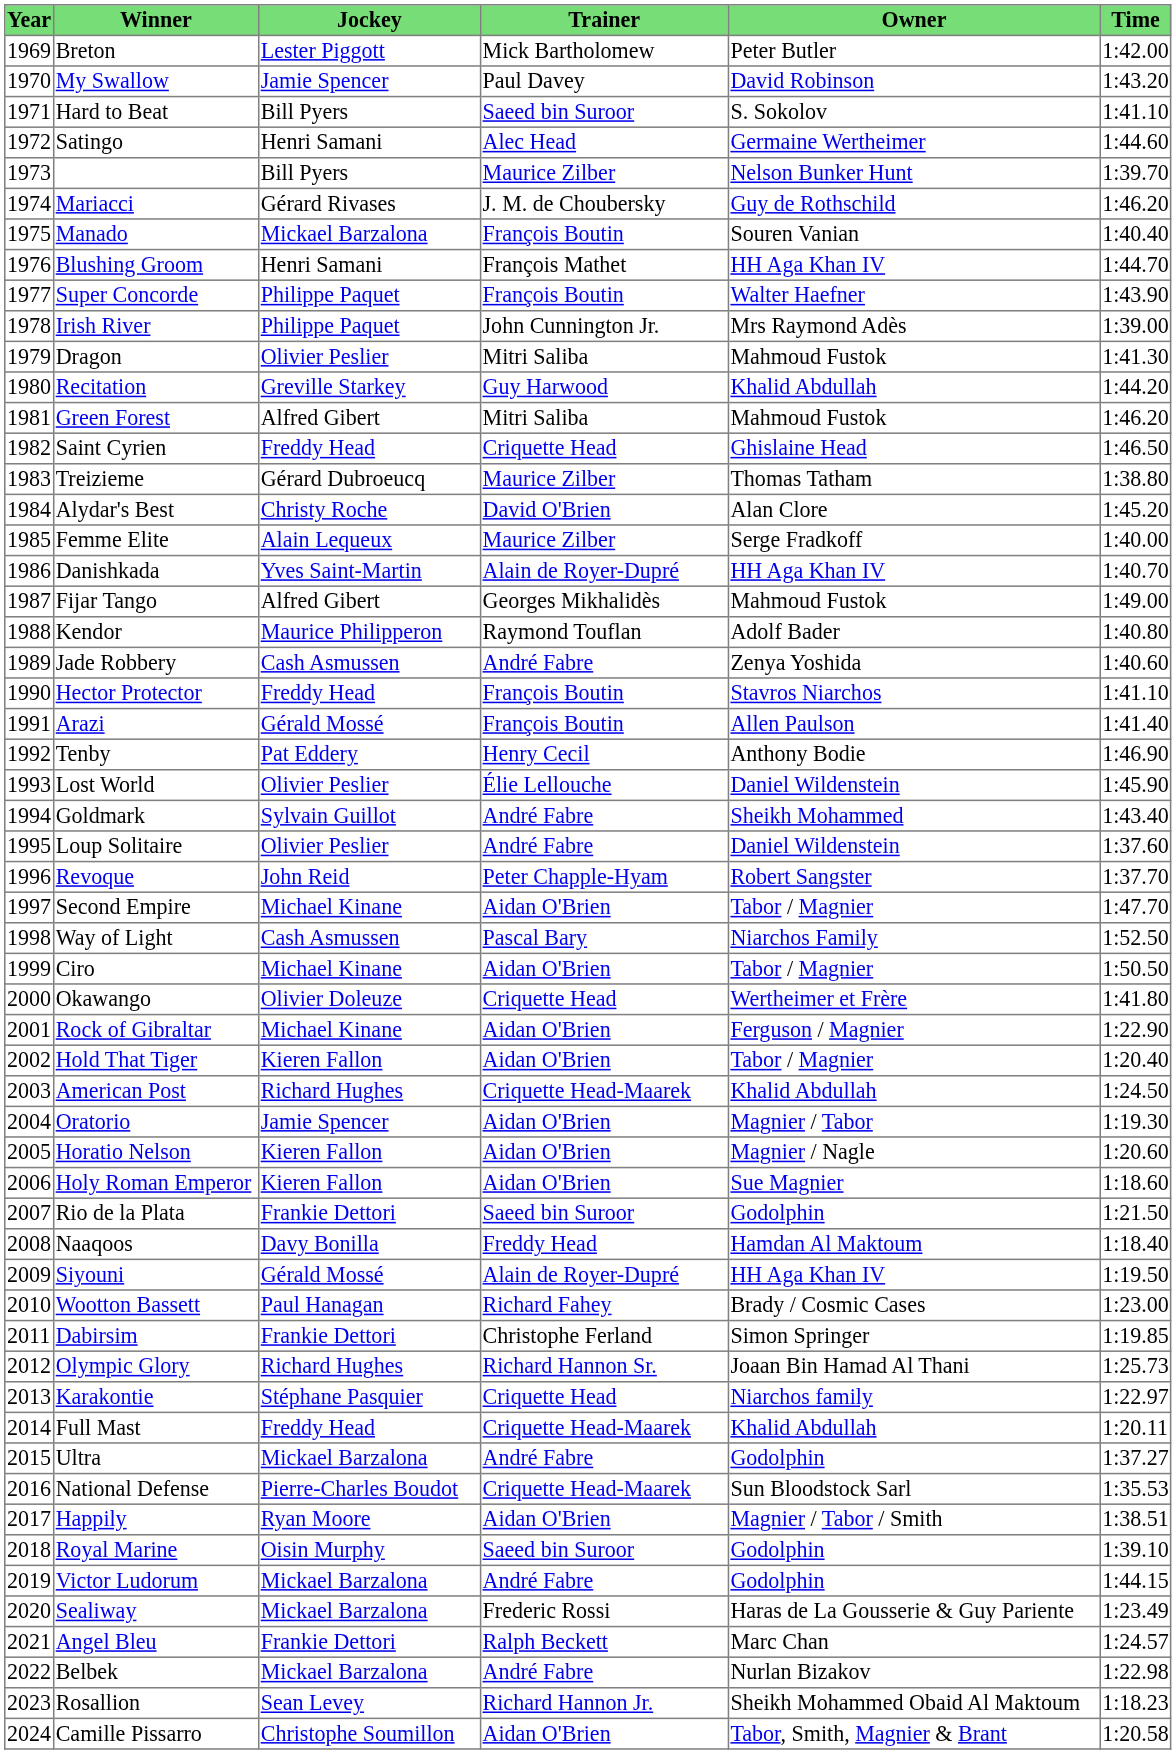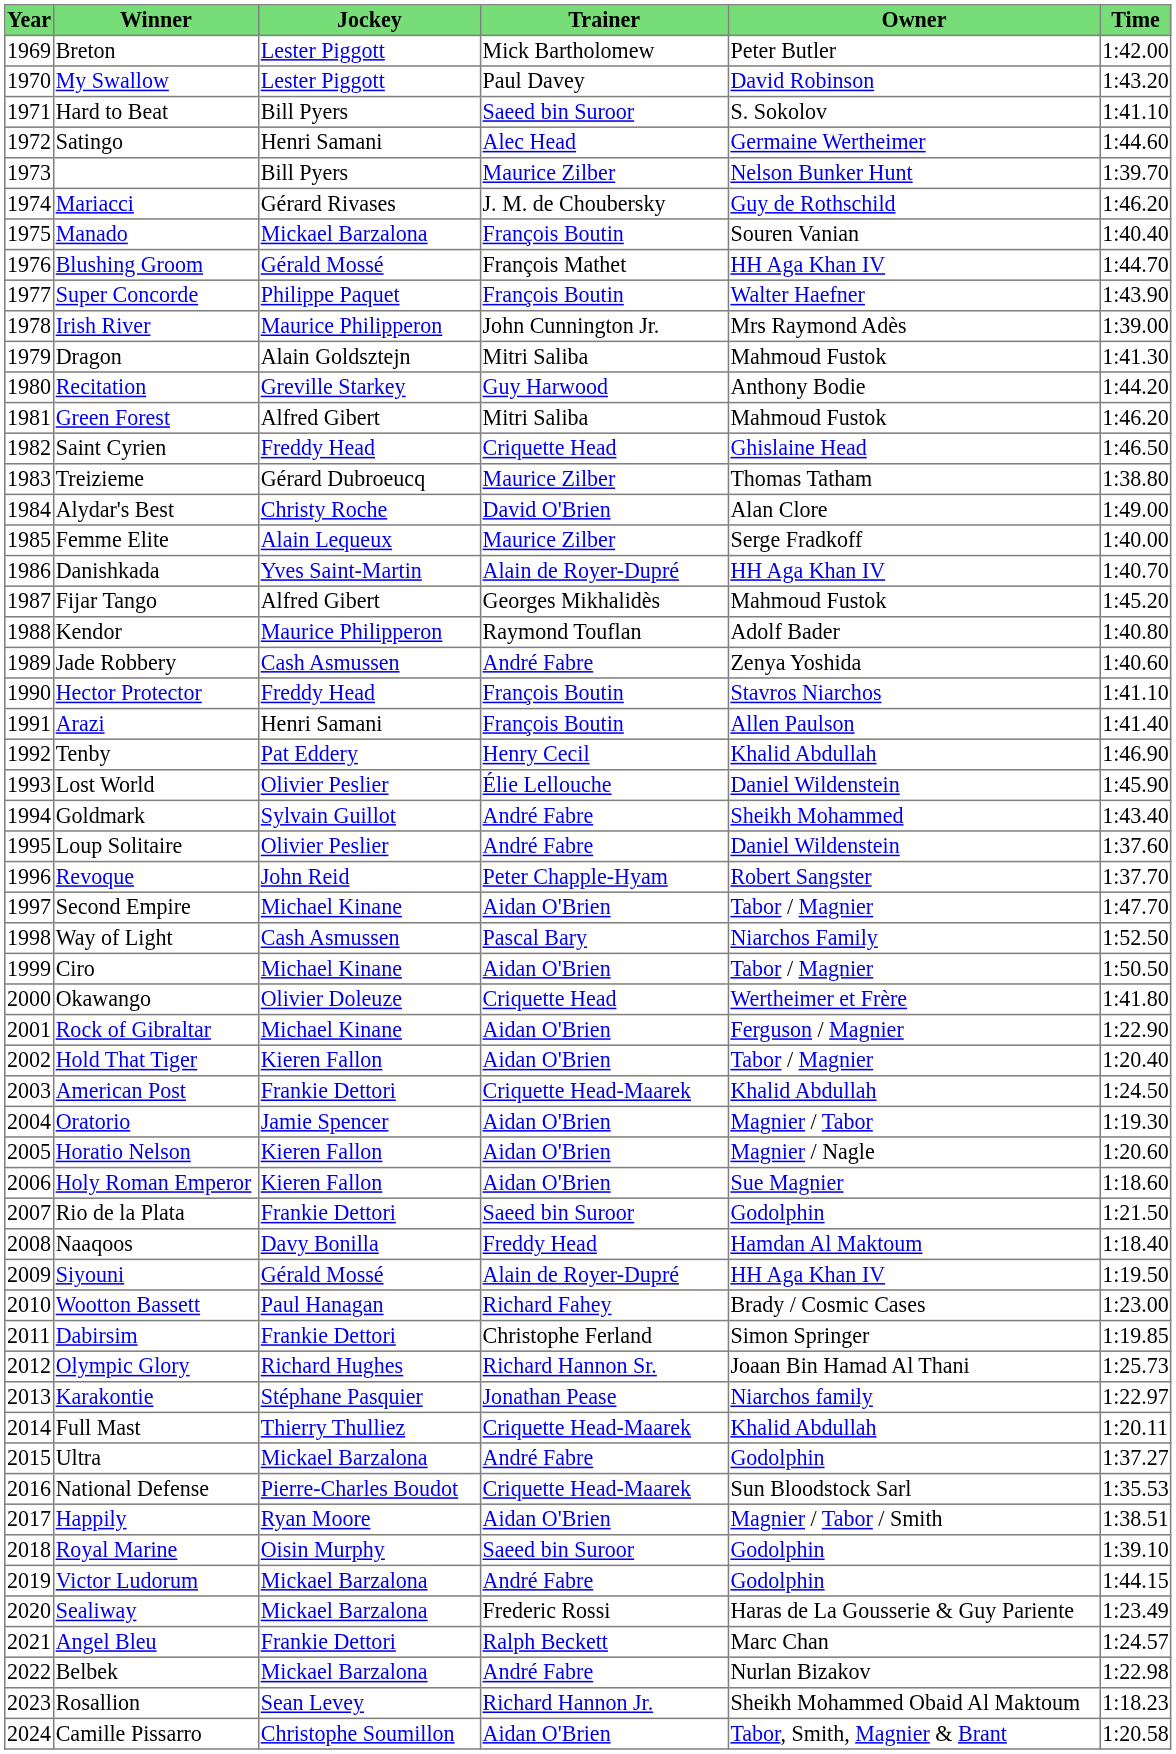(325, 80) Jamie Spencer -> (323, 80) Lester Piggott
(322, 264) Henri Samani -> (322, 264) Gérald Mossé
(330, 325) Philippe Paquet -> (352, 325) Maurice Philipperon
(325, 356) Olivier Peslier -> (336, 356) Alain Goldsztejn
(803, 386) Khalid Abdullah -> (798, 386) Anthony Bodie
(1136, 509) 1:45.20 -> (1136, 509) 1:49.00
(1136, 601) 1:49.00 -> (1136, 601) 1:45.20
(322, 723) Gérald Mossé -> (322, 723) Henri Samani
(798, 754) Anthony Bodie -> (803, 754) Khalid Abdullah
(332, 1090) Richard Hughes -> (328, 1090) Frankie Dettori
(550, 1396) Criquette Head -> (550, 1396) Jonathan Pease
(318, 1427) Freddy Head -> (333, 1427) Thierry Thulliez
